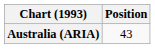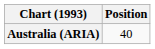(126, 33) 43 -> (126, 33) 40
